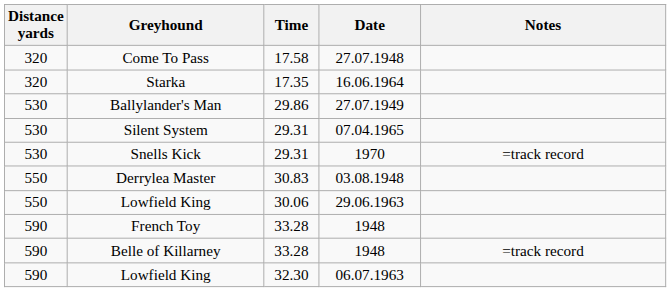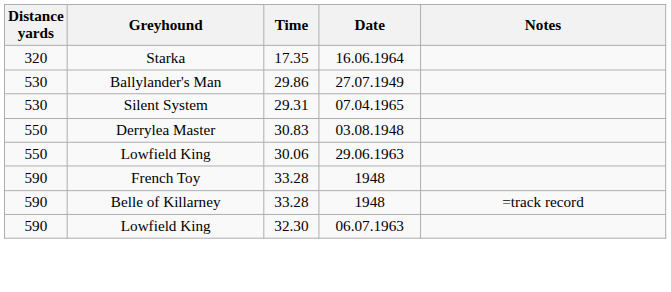- row: (166, 57)
- row: (166, 154)
